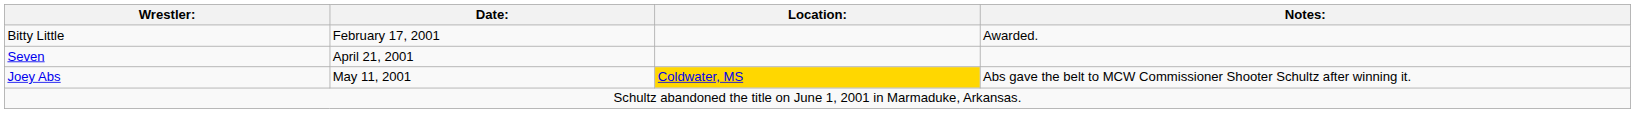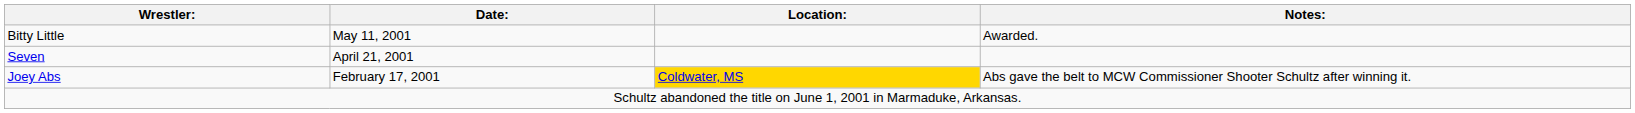(386, 35) February 17, 2001 -> (372, 35) May 11, 2001
(372, 77) May 11, 2001 -> (386, 77) February 17, 2001
